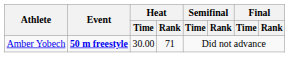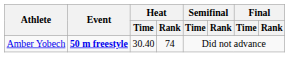(144, 44) 30.00 -> (144, 44) 30.40
(170, 44) 71 -> (170, 44) 74
